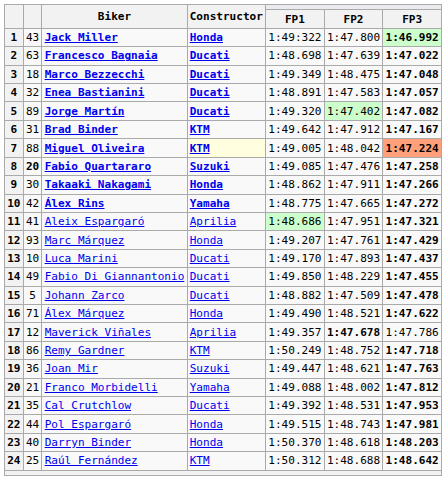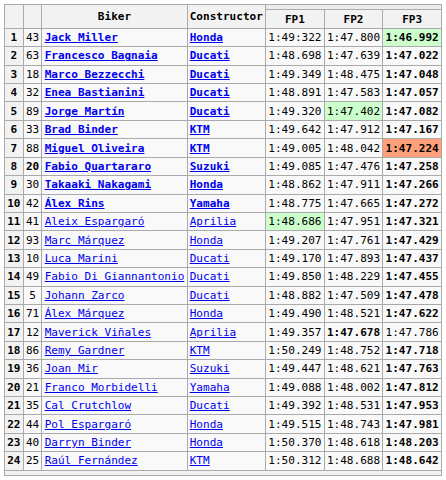(33, 130) 31 -> (33, 130) 33
(200, 148) lightyellow background -> (200, 148) no background
